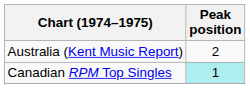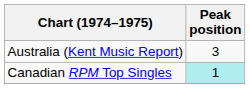(215, 51) 2 -> (215, 51) 3
